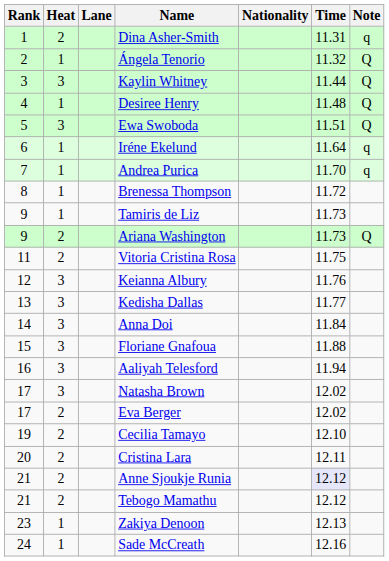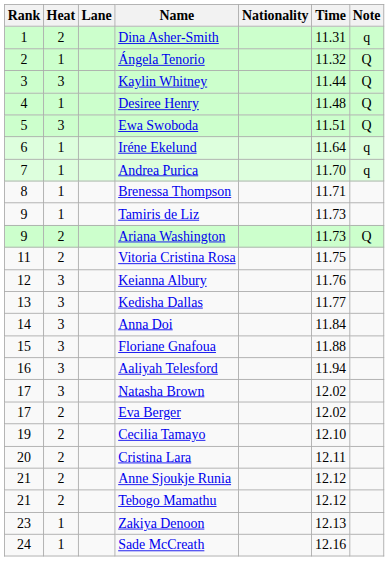(331, 192) 11.72 -> (331, 192) 11.71
(331, 479) lavender background -> (331, 479) no background
